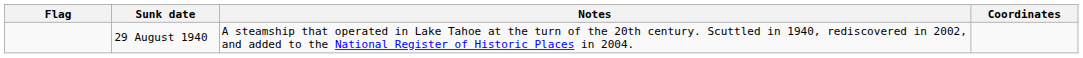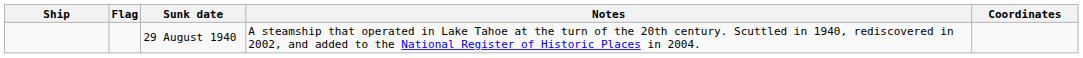+ column: (57, 13)
